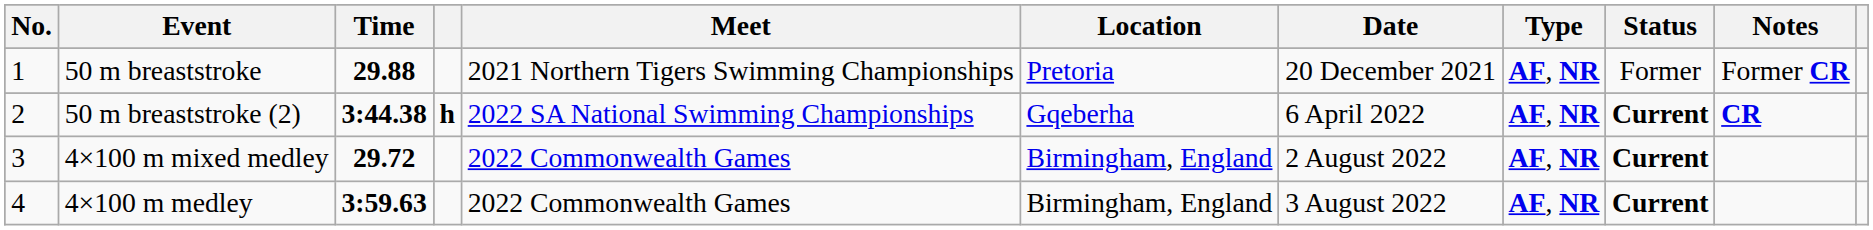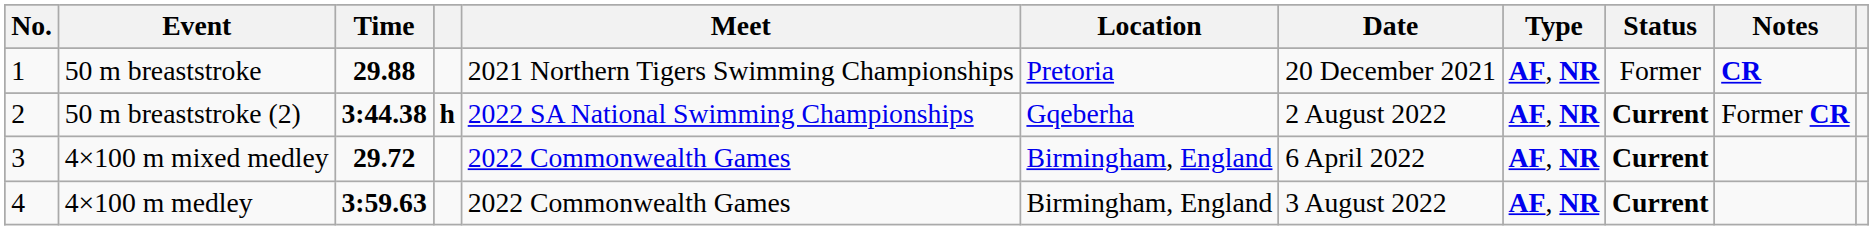(1785, 70) Former CR -> (1741, 70) CR
(1355, 114) 6 April 2022 -> (1366, 114) 2 August 2022
(1741, 114) CR -> (1785, 114) Former CR
(1366, 158) 2 August 2022 -> (1355, 158) 6 April 2022
